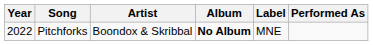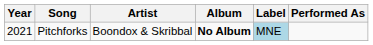(20, 31) 2022 -> (20, 31) 2021
(269, 31) no background -> (269, 31) lightblue background
